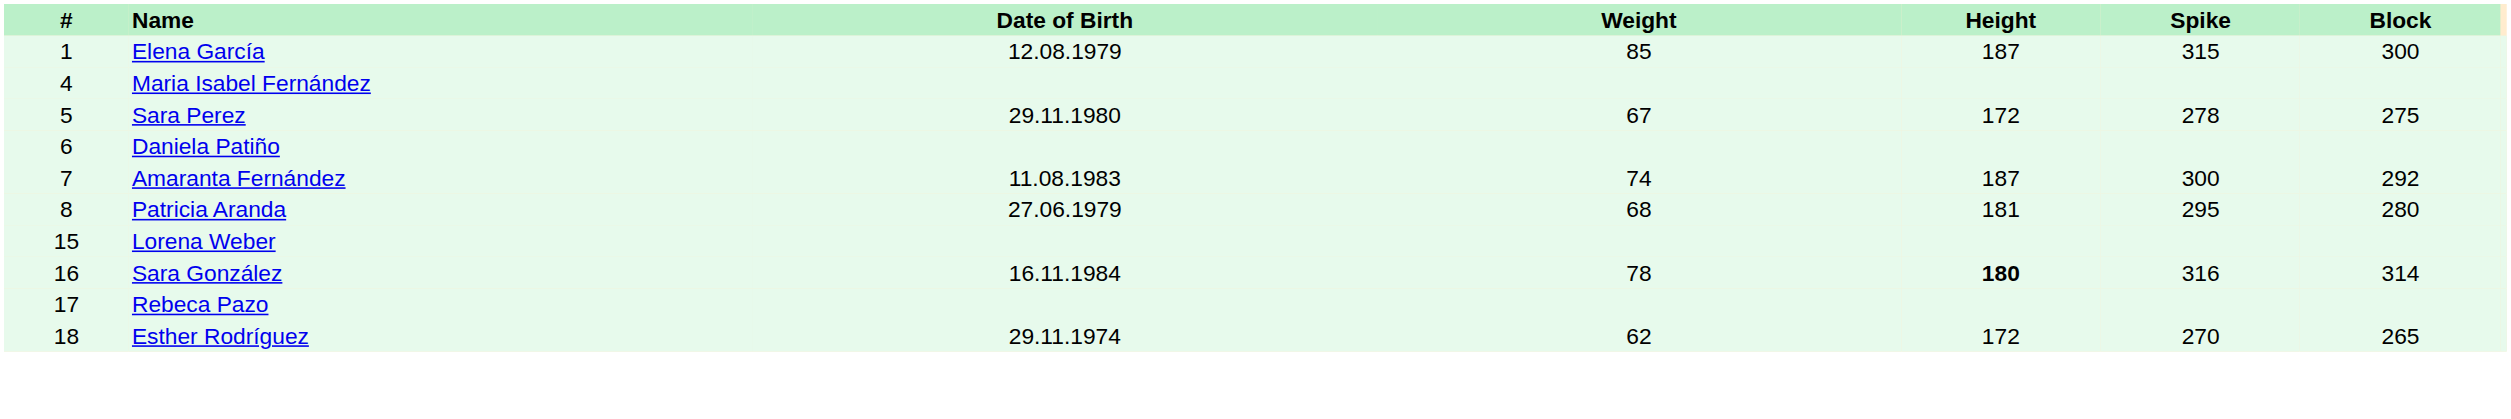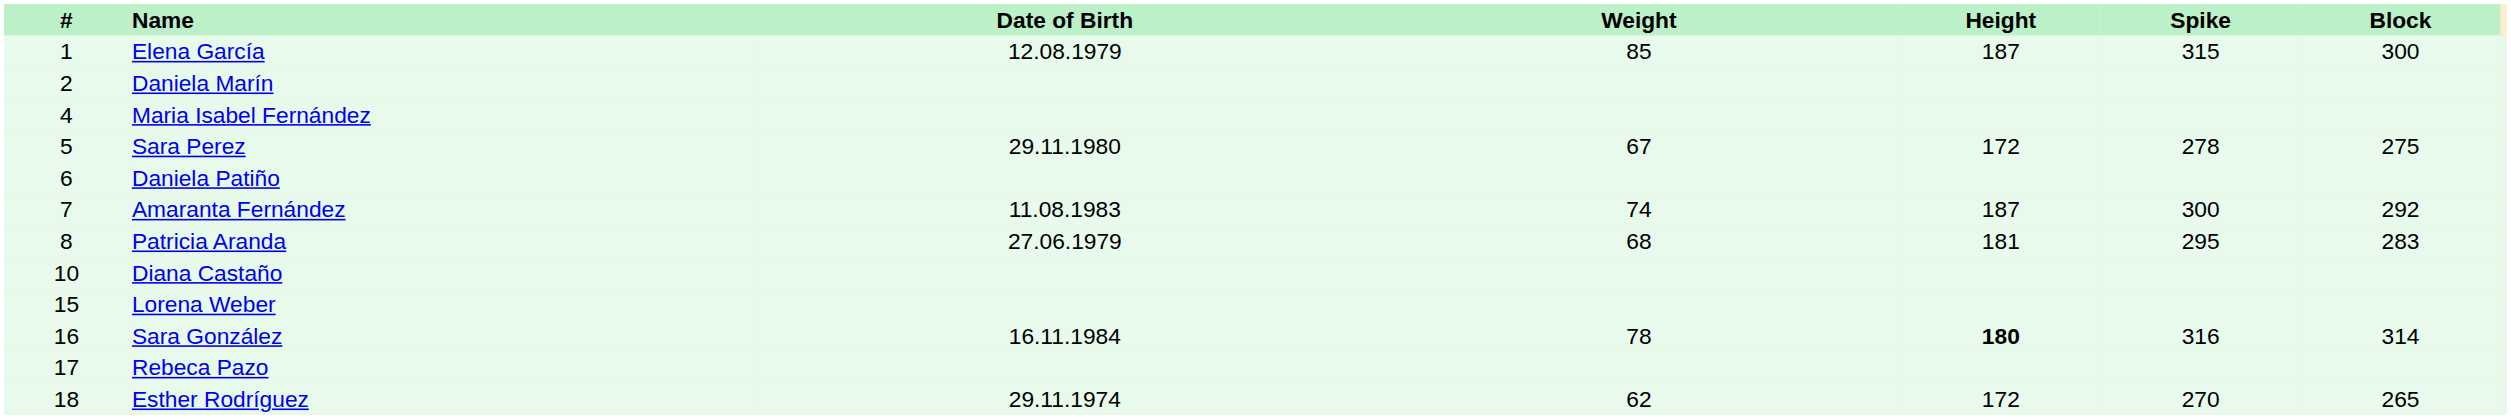+ row: (203, 83)
(2400, 209) 280 -> (2400, 241) 283
+ row: (207, 273)
